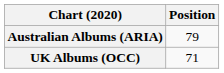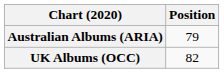(192, 57) 71 -> (192, 57) 82
